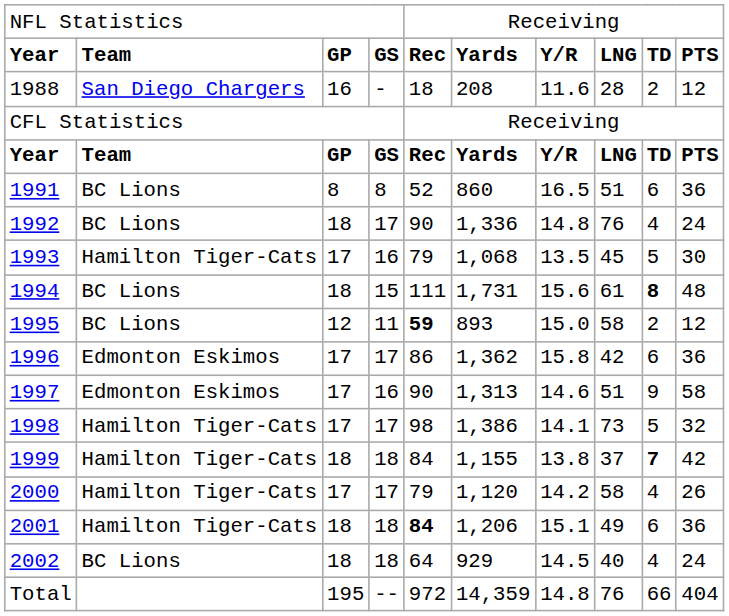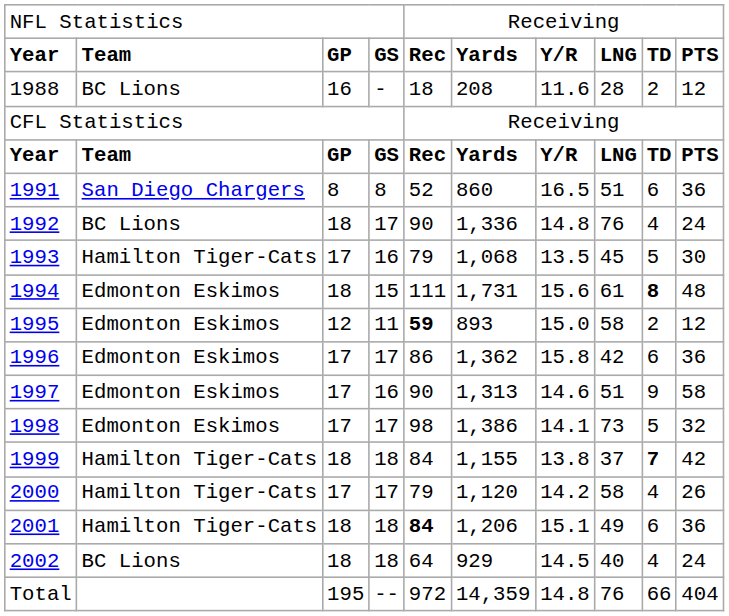(193, 89) San Diego Chargers -> (131, 89) BC Lions
(131, 190) BC Lions -> (193, 190) San Diego Chargers
(131, 291) BC Lions -> (181, 291) Edmonton Eskimos
(131, 325) BC Lions -> (181, 325) Edmonton Eskimos
(199, 426) Hamilton Tiger-Cats -> (181, 426) Edmonton Eskimos
